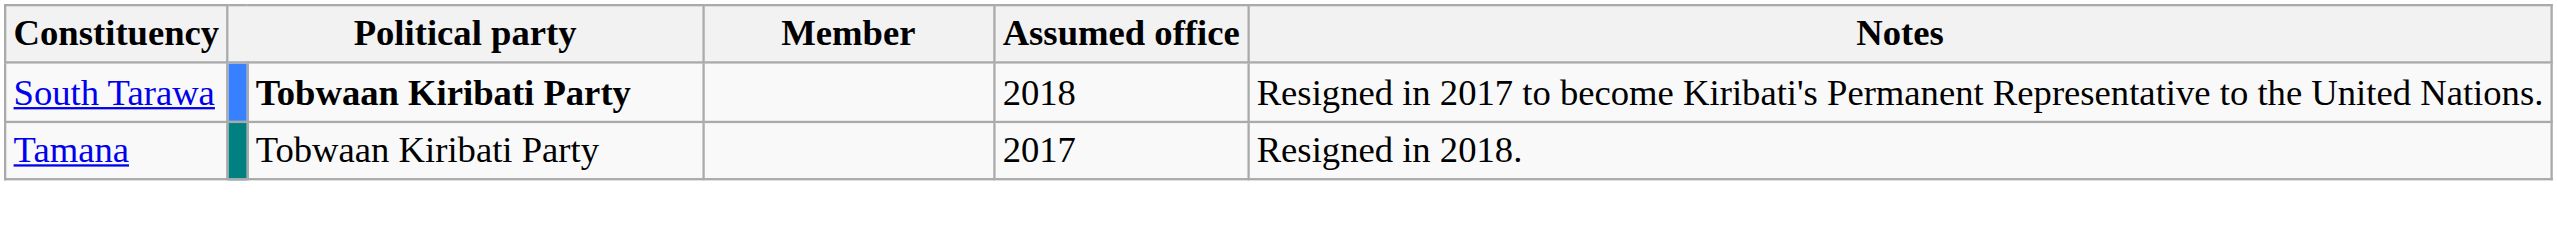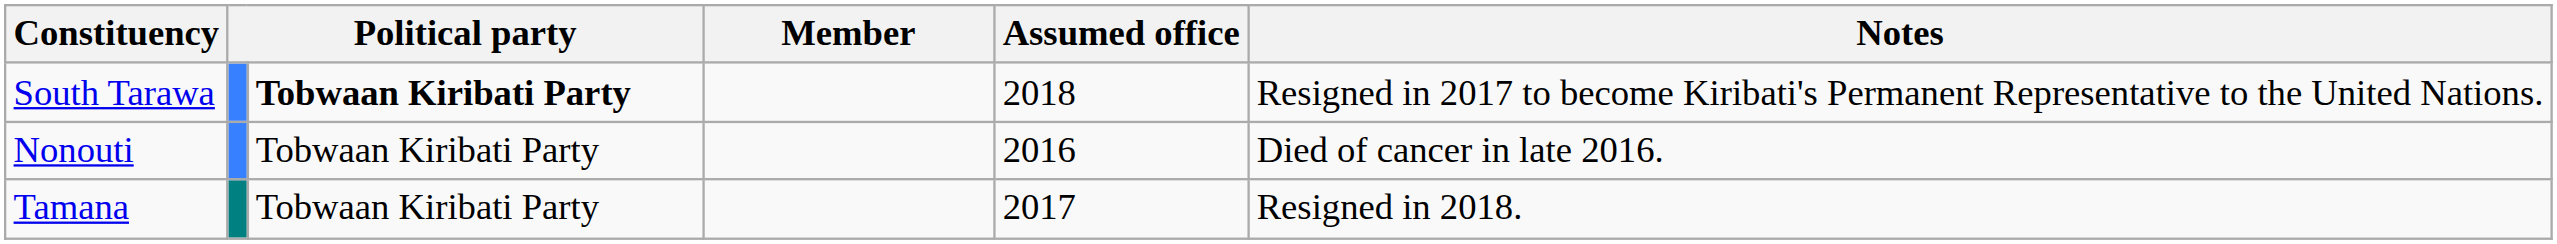+ row: (74, 149)
